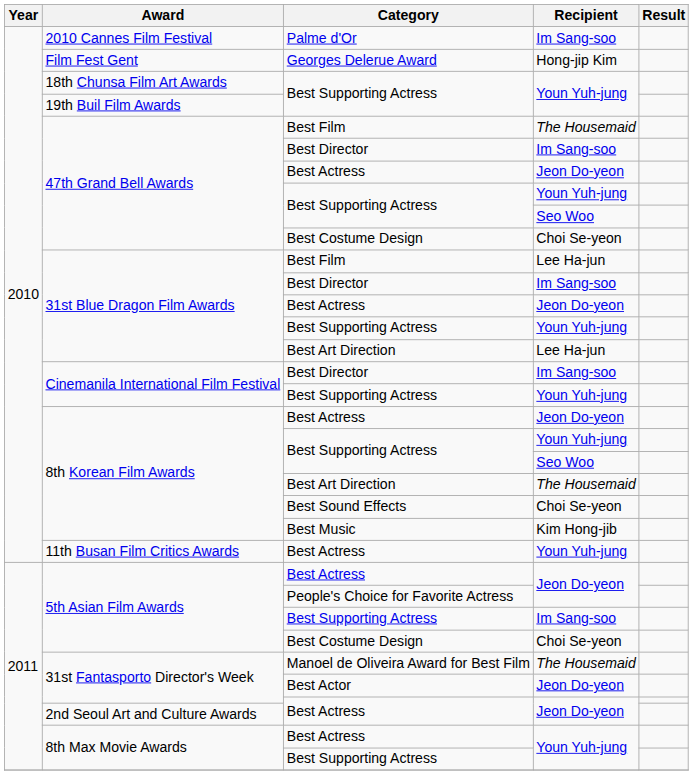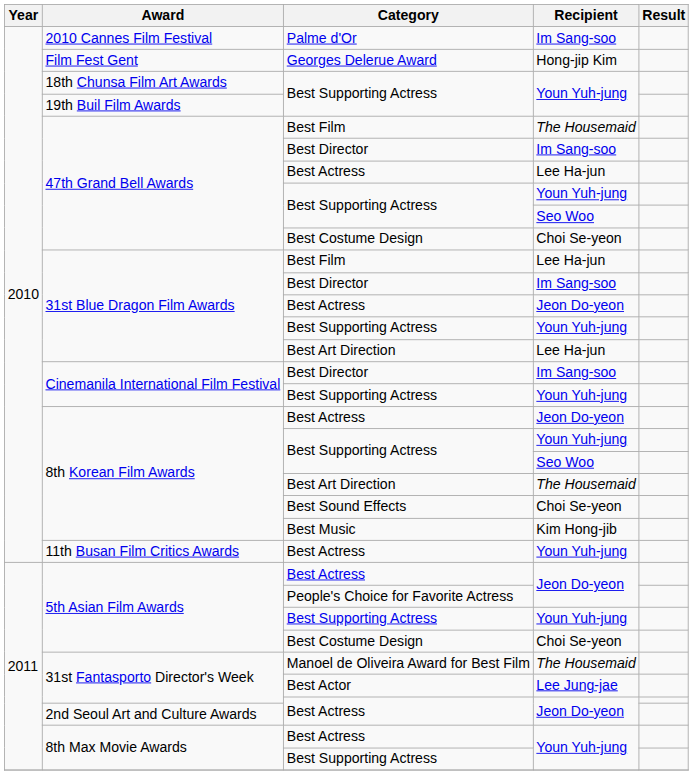(580, 171) Jeon Do-yeon -> (571, 171) Lee Ha-jun
(576, 618) Im Sang-soo -> (582, 618) Youn Yuh-jung
(580, 685) Jeon Do-yeon -> (577, 685) Lee Jung-jae
